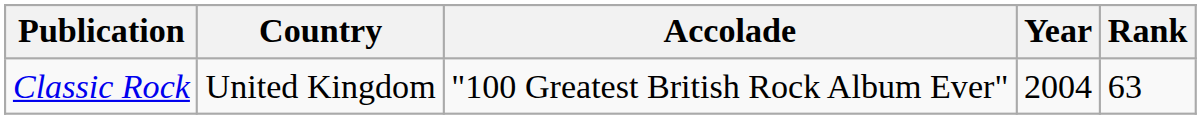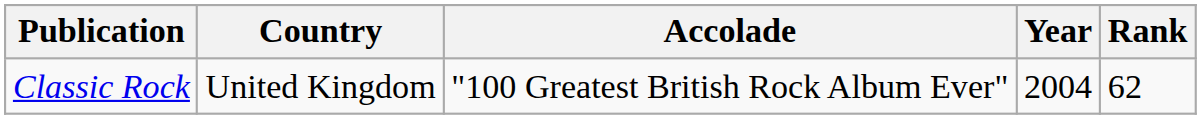(1125, 85) 63 -> (1125, 85) 62
